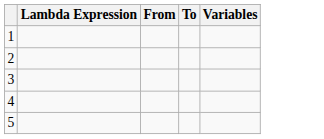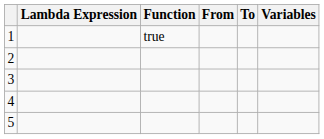+ column: (169, 15)
